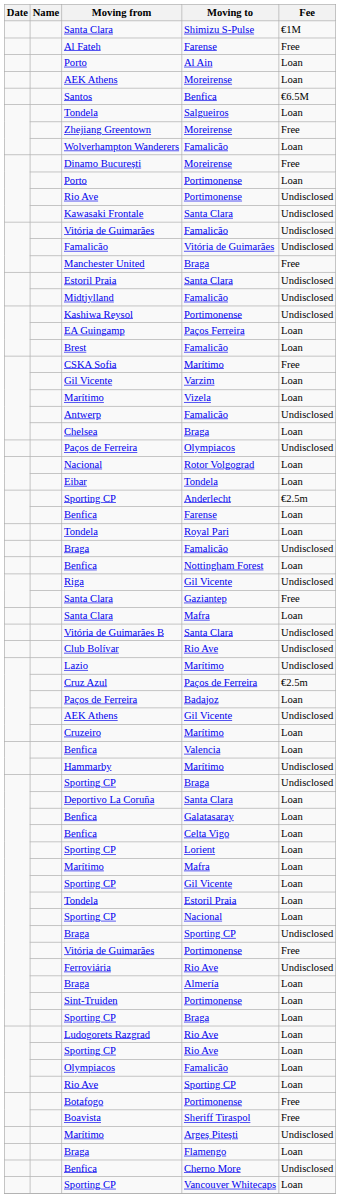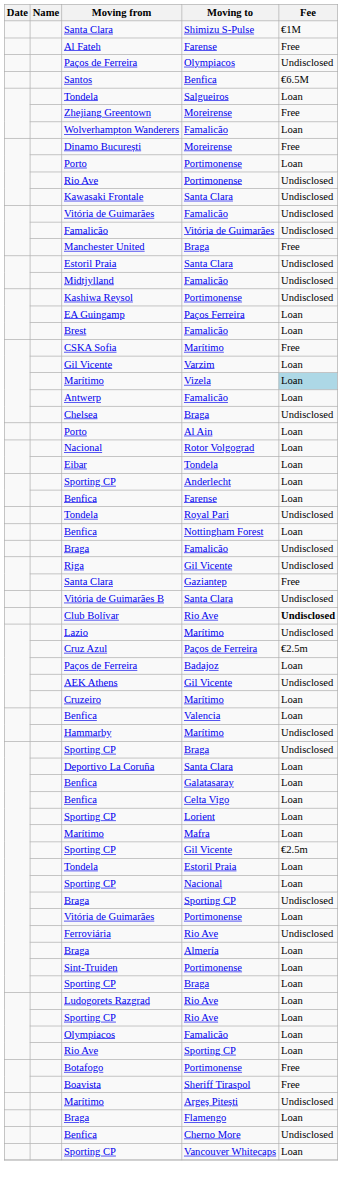rows swapped: (101, 448) <-> (75, 63)
- row: (91, 79)
(292, 398) no background -> (292, 381) lightblue background
(307, 414) Undisclosed -> (292, 398) Loan
(292, 431) Loan -> (307, 414) Undisclosed
(294, 498) €2.5m -> (292, 481) Loan
(292, 532) Loan -> (307, 515) Undisclosed
rows swapped: (77, 548) <-> (80, 565)
- row: (88, 615)
(307, 649) normal -> (308, 615) bold
(292, 883) Loan -> (294, 850) €2.5m
(290, 950) Free -> (292, 917) Loan
